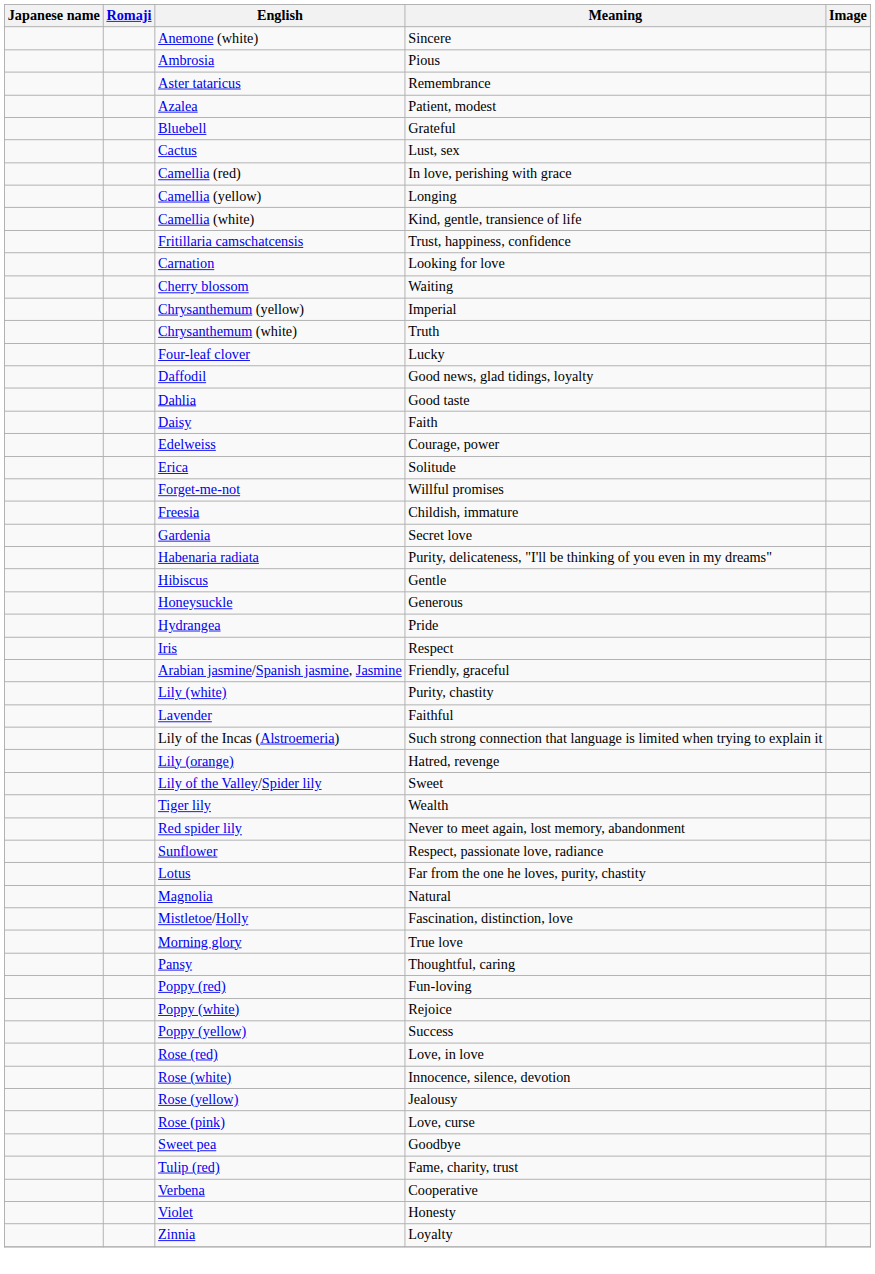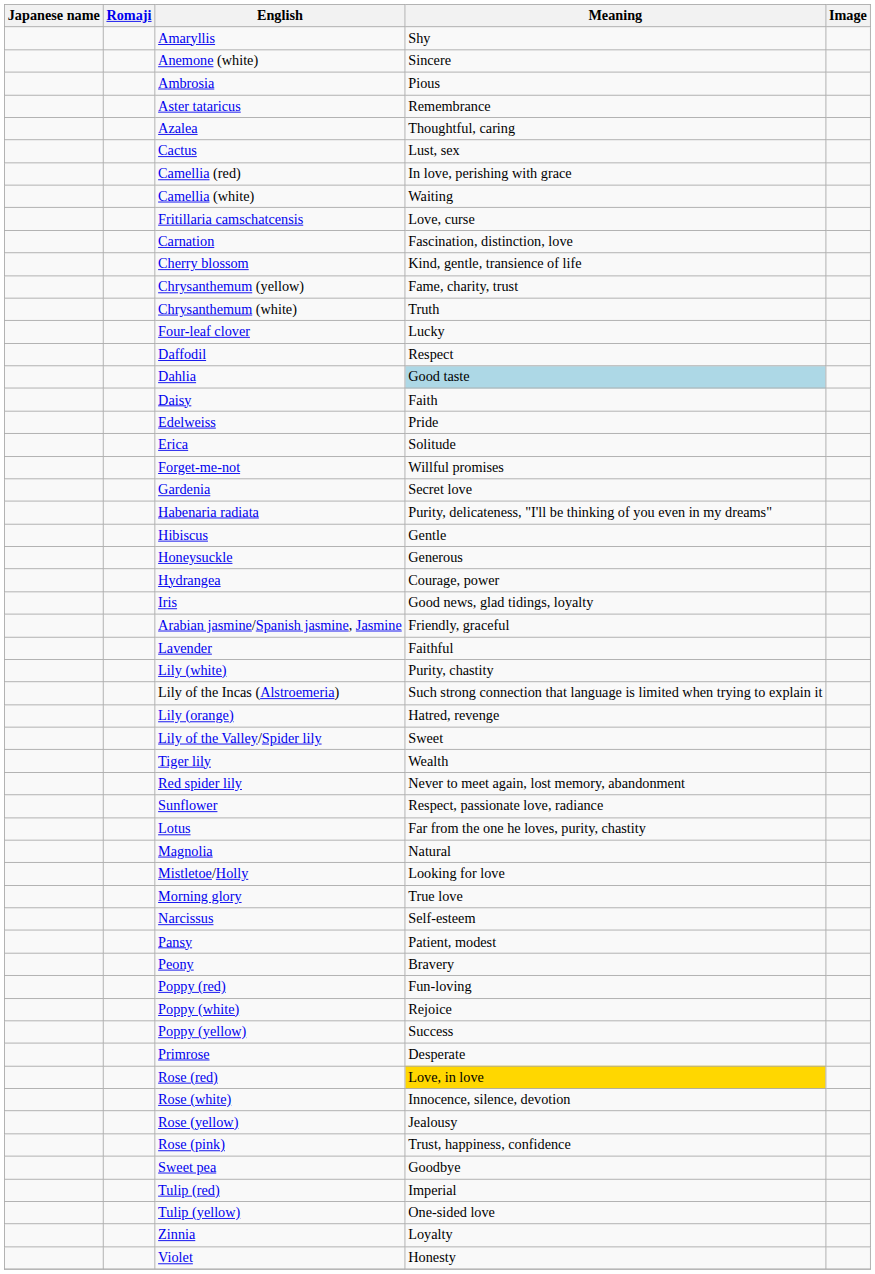+ row: (187, 38)
(452, 106) Patient, modest -> (462, 128) Thoughtful, caring
- row: (182, 128)
- row: (210, 196)
(495, 219) Kind, gentle, transience of life -> (431, 196) Waiting
(490, 241) Trust, happiness, confidence -> (442, 219) Love, curse
(457, 264) Looking for love -> (491, 241) Fascination, distinction, love
(431, 286) Waiting -> (495, 264) Kind, gentle, transience of life
(432, 309) Imperial -> (463, 286) Fame, charity, trust
(501, 377) Good news, glad tidings, loyalty -> (431, 354) Respect
(439, 399) no background -> (439, 377) lightblue background
(454, 444) Courage, power -> (423, 422) Pride
- row: (179, 512)
(423, 625) Pride -> (454, 580) Courage, power
(431, 648) Respect -> (501, 602) Good news, glad tidings, loyalty
rows swapped: (185, 715) <-> (192, 693)
(491, 919) Fascination, distinction, love -> (457, 873) Looking for love
+ row: (186, 919)
(462, 964) Thoughtful, caring -> (452, 941) Patient, modest
+ row: (176, 964)
+ row: (184, 1054)
(446, 1054) no background -> (446, 1077) gold background
(442, 1122) Love, curse -> (490, 1144) Trust, happiness, confidence
(463, 1167) Fame, charity, trust -> (432, 1190) Imperial
+ row: (199, 1212)
- row: (181, 1190)
rows swapped: (175, 1212) <-> (177, 1235)
